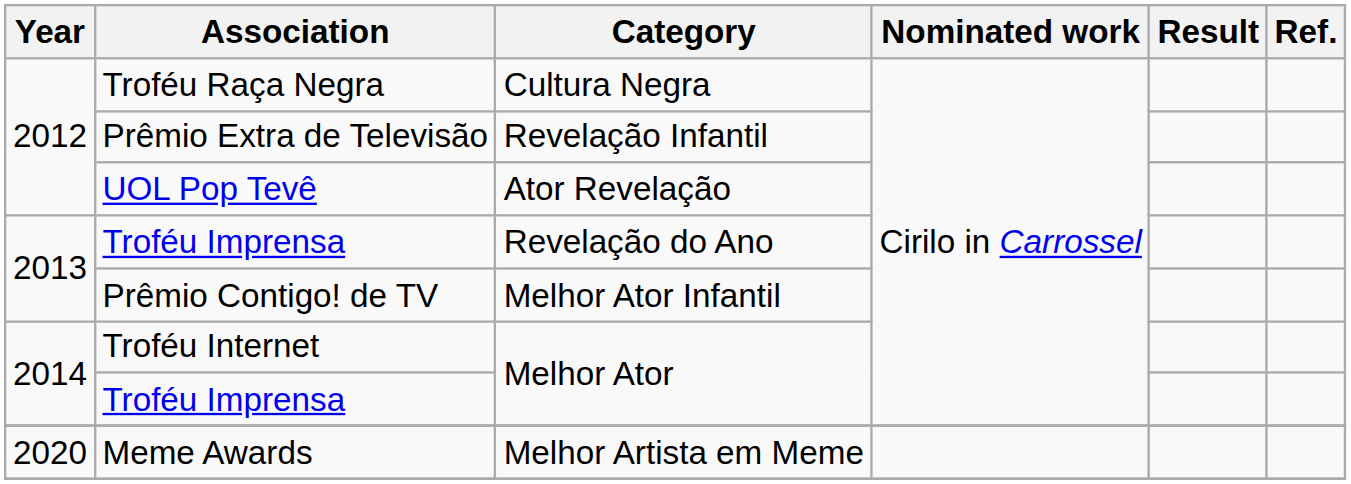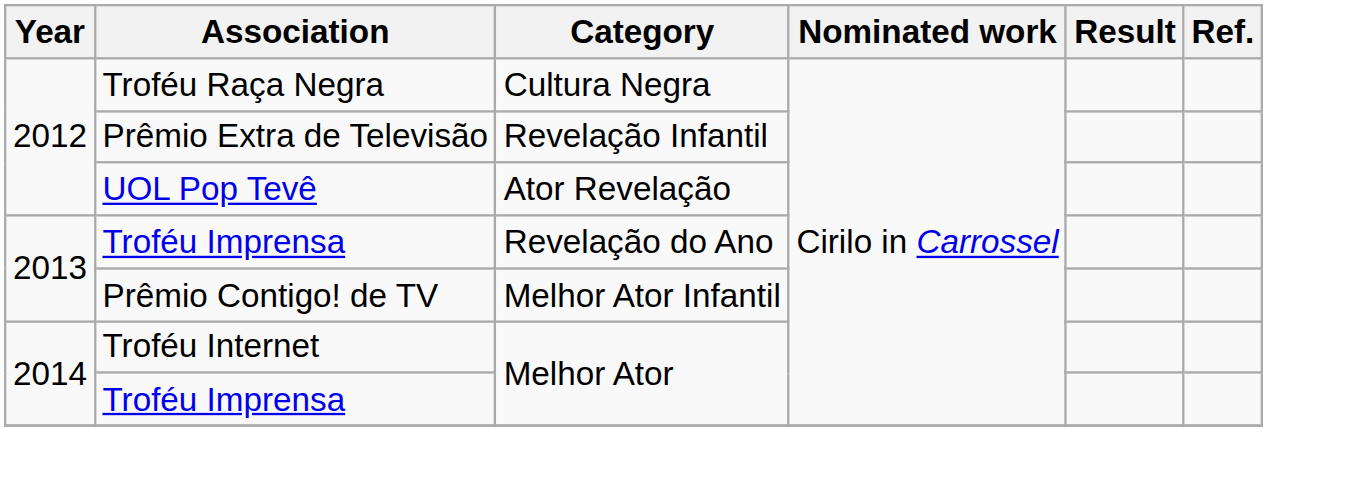- row: (208, 452)
